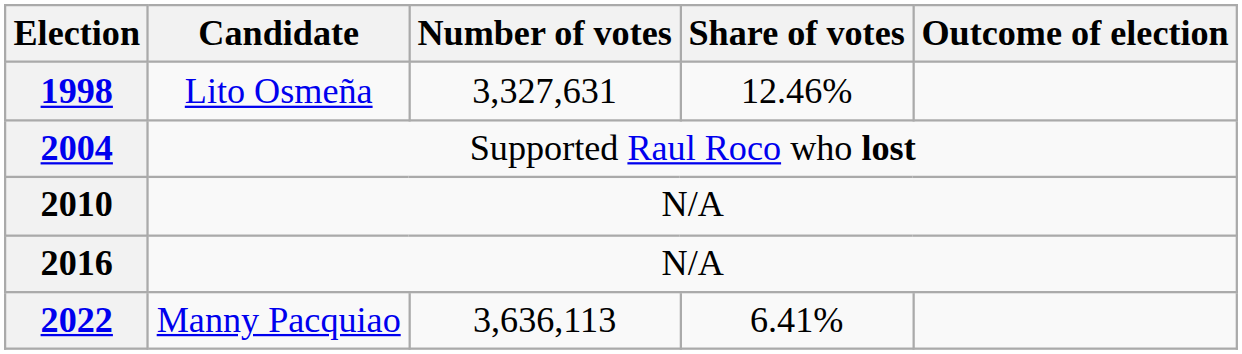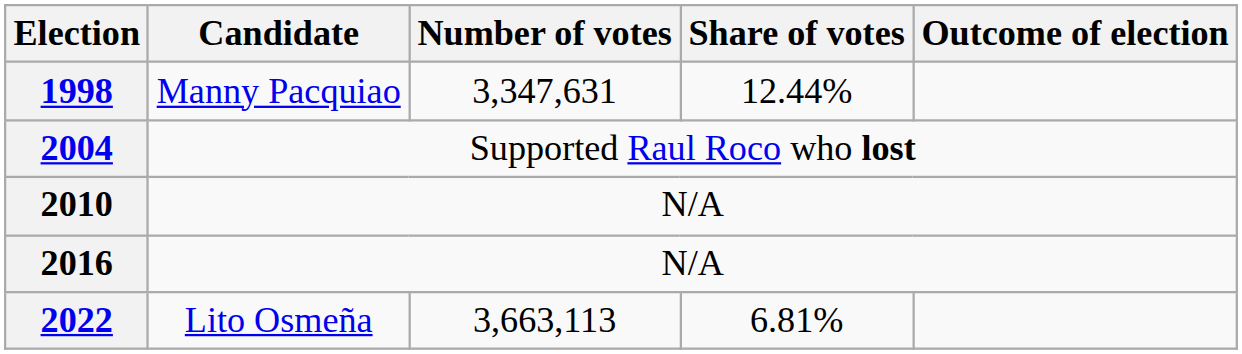(279, 90) Lito Osmeña -> (279, 90) Manny Pacquiao
(545, 90) 3,327,631 -> (545, 90) 3,347,631
(797, 90) 12.46% -> (797, 90) 12.44%
(279, 319) Manny Pacquiao -> (279, 319) Lito Osmeña
(545, 319) 3,636,113 -> (545, 319) 3,663,113
(797, 319) 6.41% -> (797, 319) 6.81%
